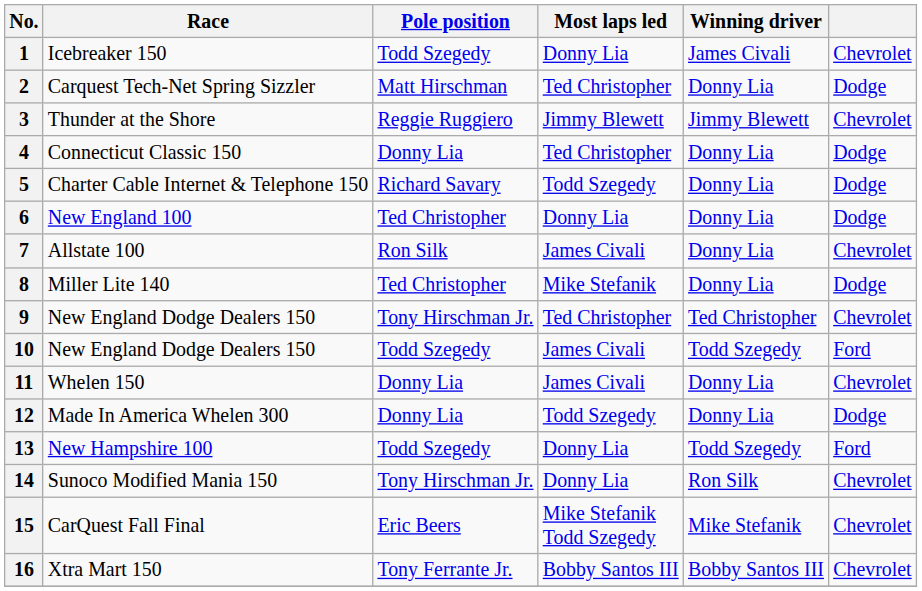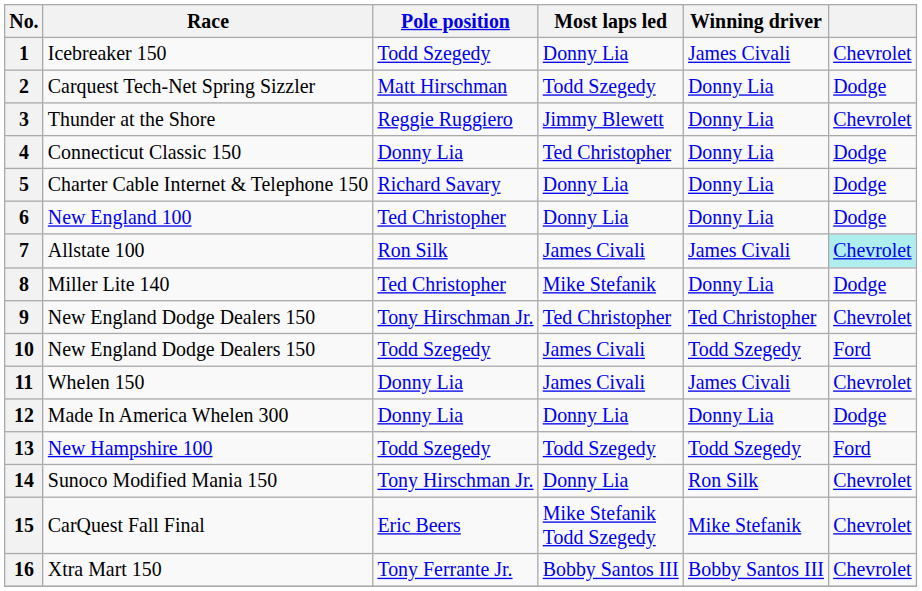(607, 86) Ted Christopher -> (599, 86) Todd Szegedy
(748, 119) Jimmy Blewett -> (731, 119) Donny Lia
(599, 185) Todd Szegedy -> (586, 185) Donny Lia
(731, 250) Donny Lia -> (739, 250) James Civali
(872, 250) no background -> (872, 250) paleturquoise background
(731, 382) Donny Lia -> (739, 382) James Civali
(599, 415) Todd Szegedy -> (586, 415) Donny Lia
(586, 447) Donny Lia -> (599, 447) Todd Szegedy
